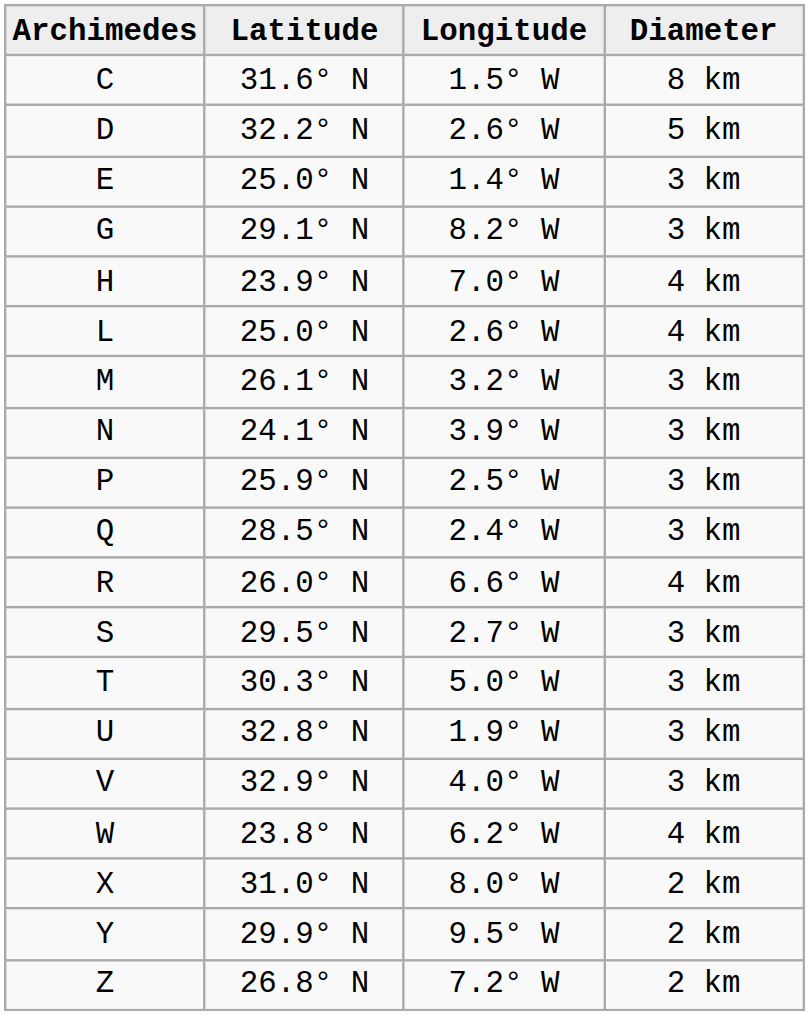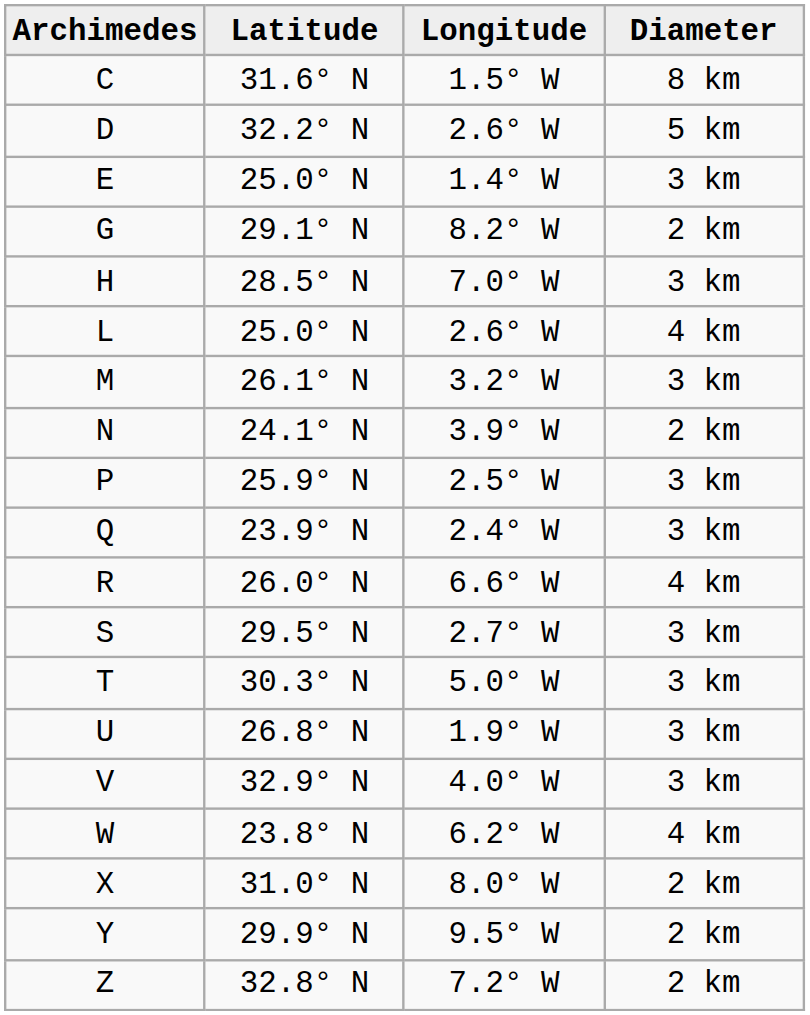(704, 231) 3 km -> (704, 231) 2 km
(305, 281) 23.9° N -> (305, 281) 28.5° N
(704, 281) 4 km -> (704, 281) 3 km
(704, 432) 3 km -> (704, 432) 2 km
(305, 532) 28.5° N -> (305, 532) 23.9° N
(305, 733) 32.8° N -> (305, 733) 26.8° N
(305, 984) 26.8° N -> (305, 984) 32.8° N
